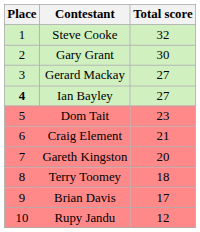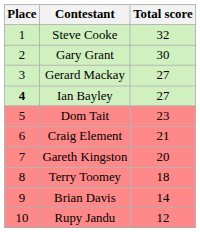(163, 197) 17 -> (163, 197) 14
